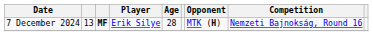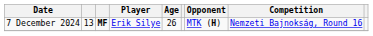(172, 24) 28 -> (172, 24) 26
